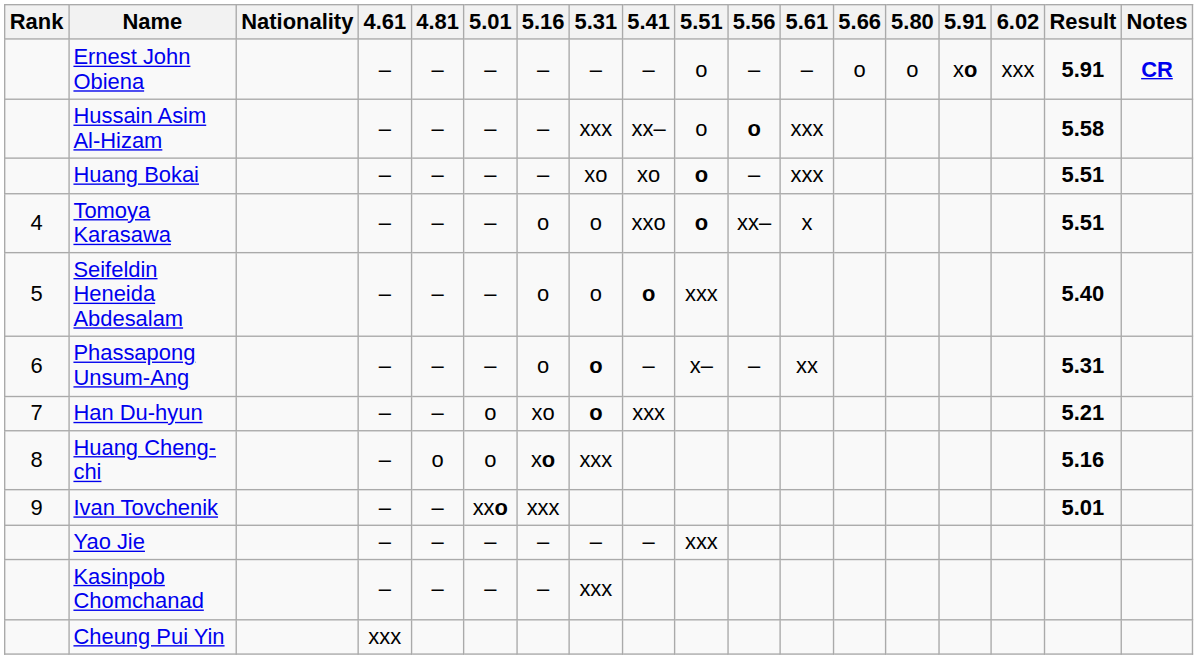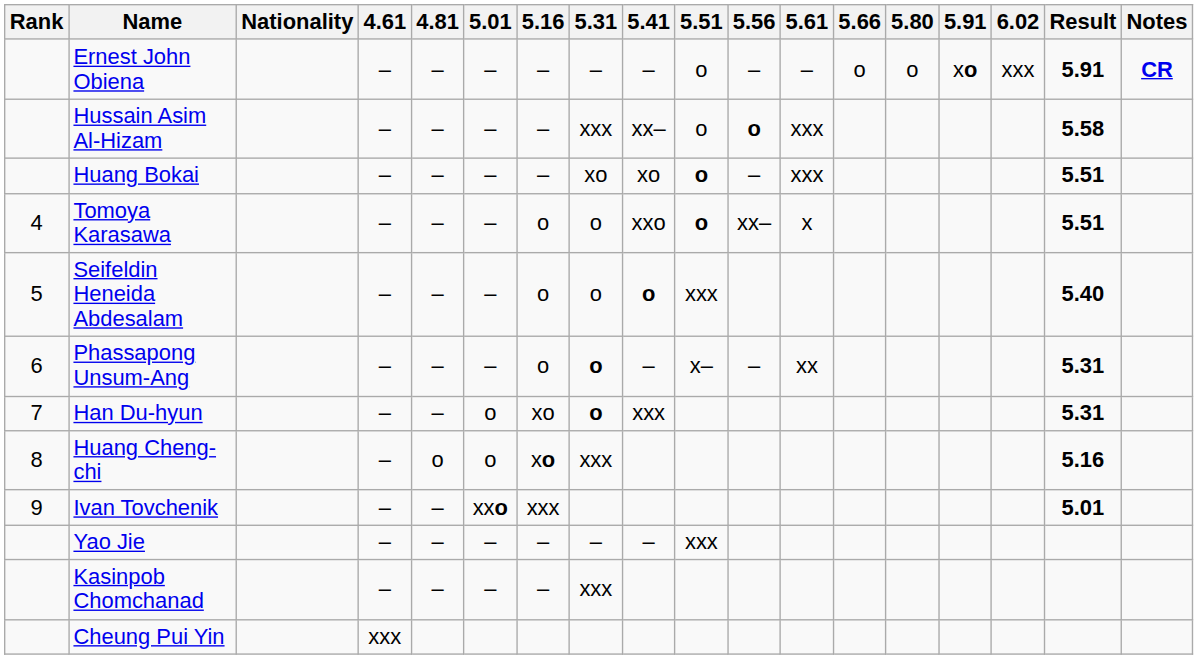(1083, 413) 5.21 -> (1083, 413) 5.31
